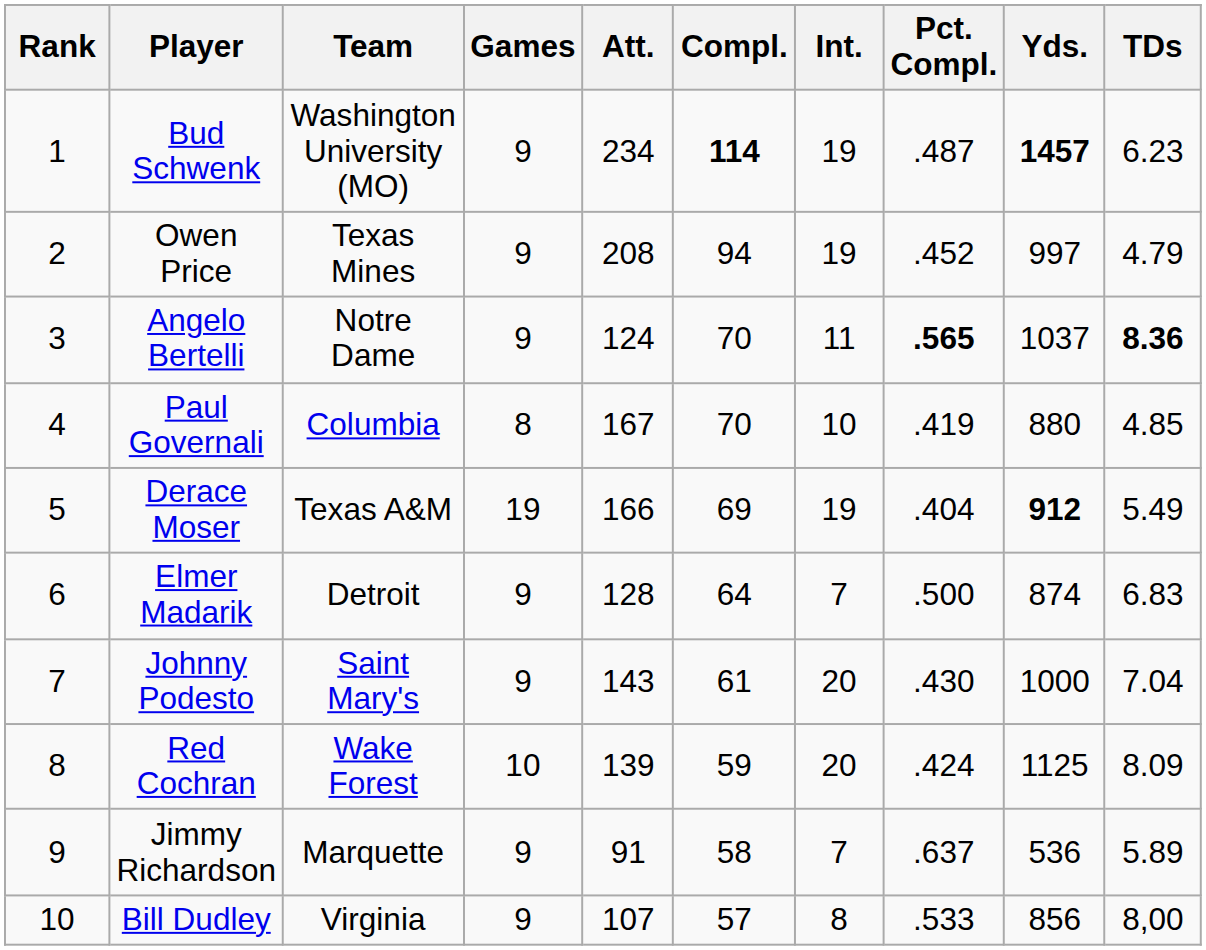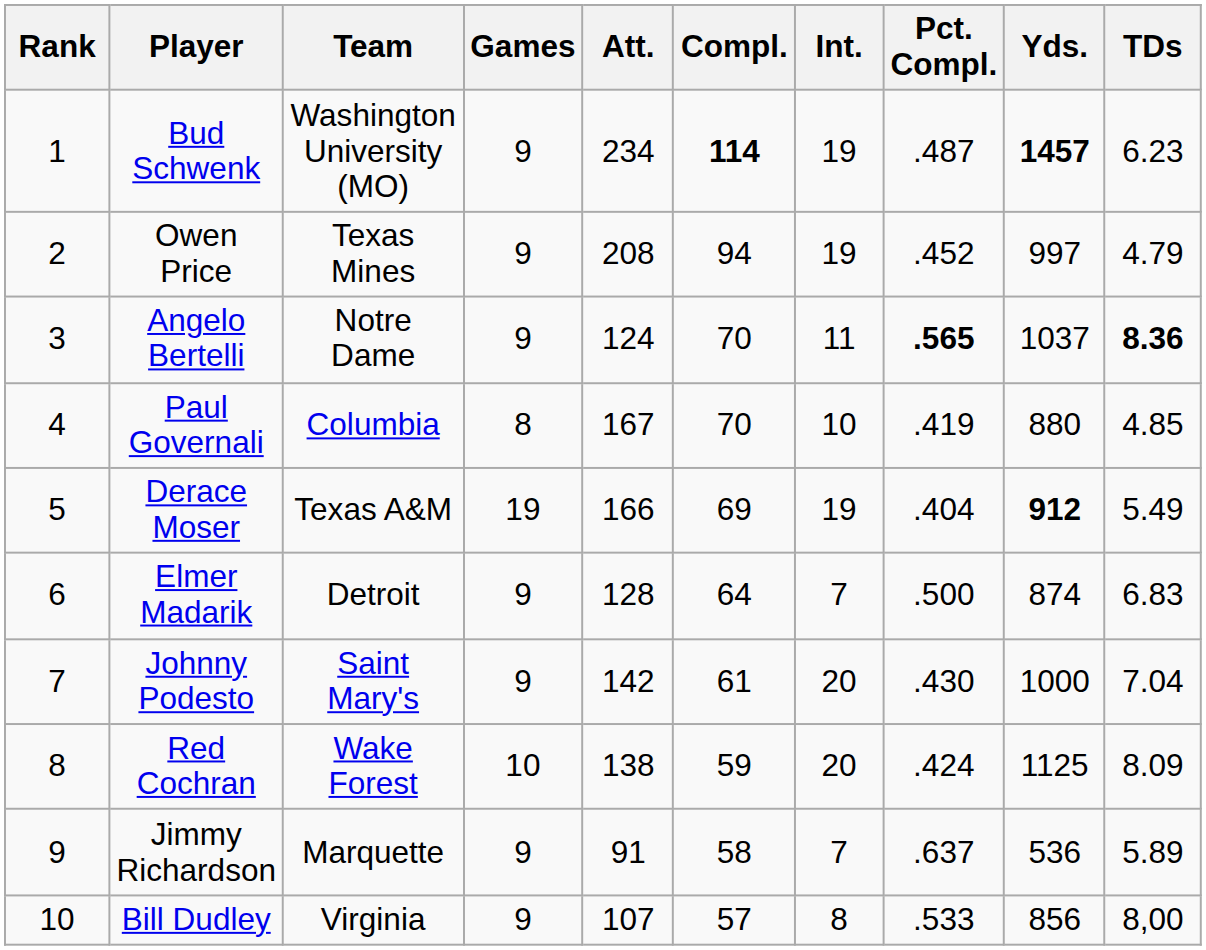(628, 680) 143 -> (628, 680) 142
(628, 766) 139 -> (628, 766) 138
